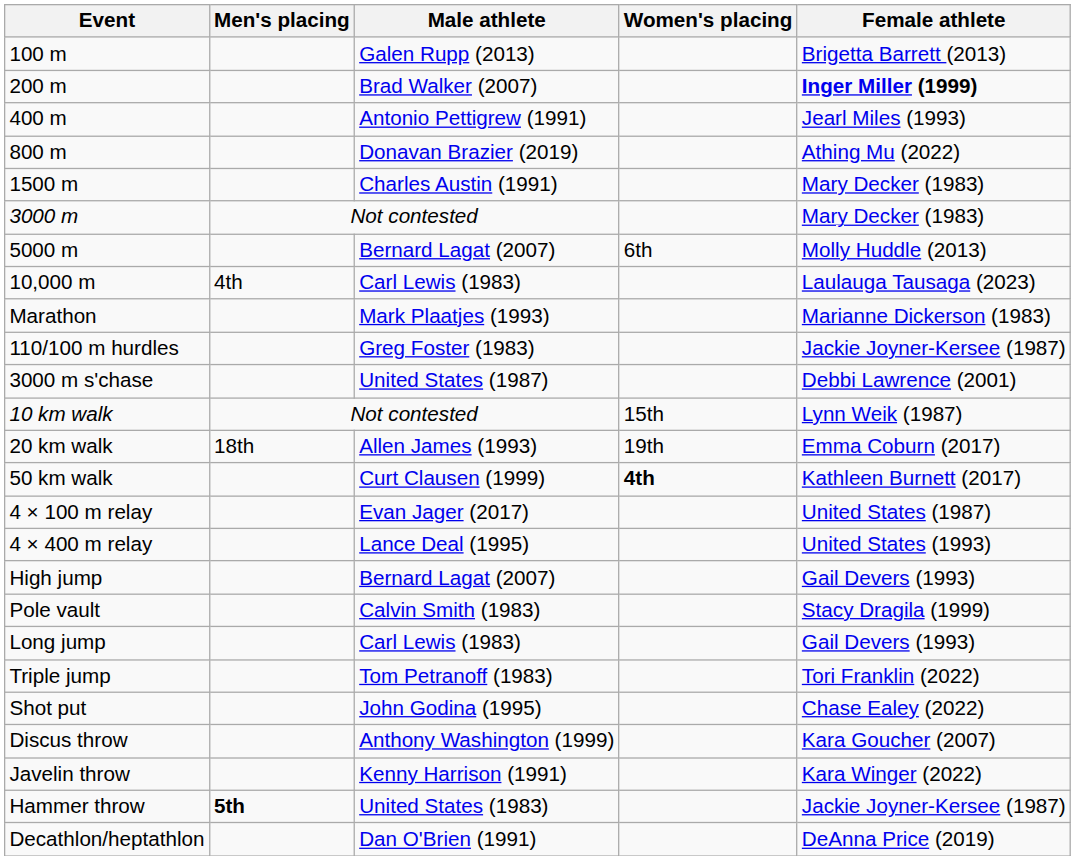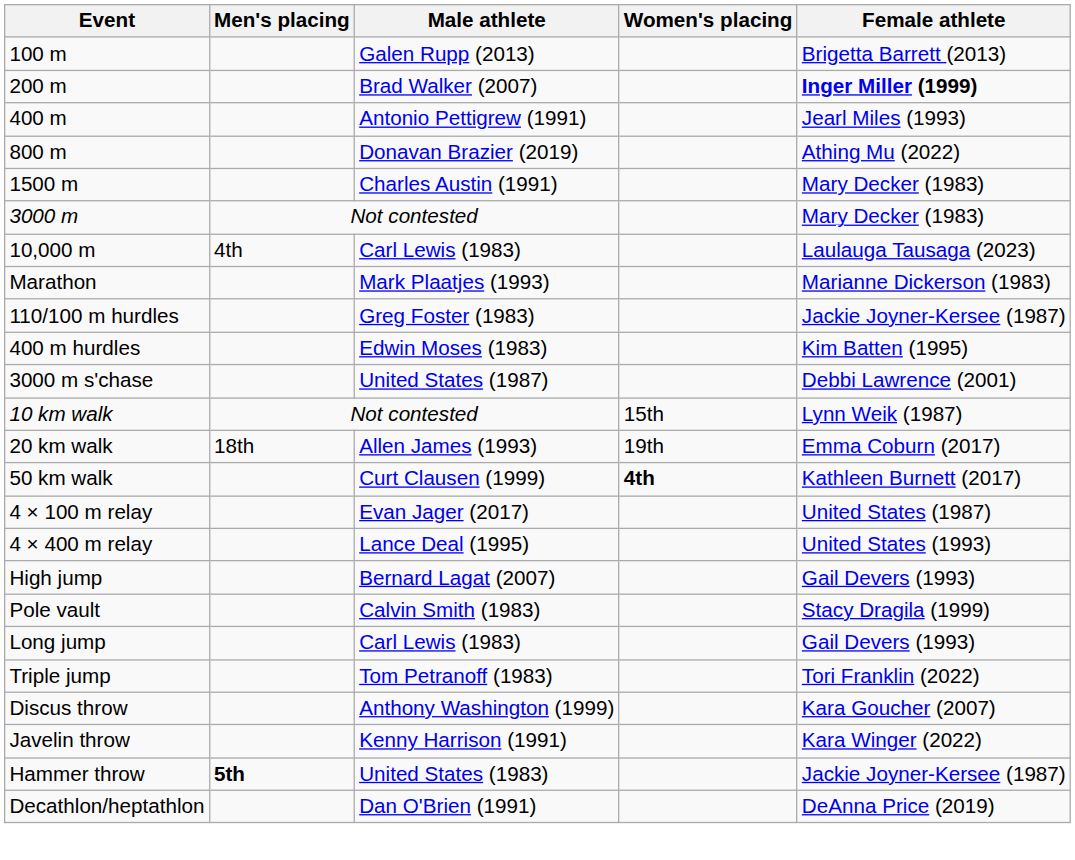- row: (44, 250)
+ row: (75, 348)
- row: (48, 708)
